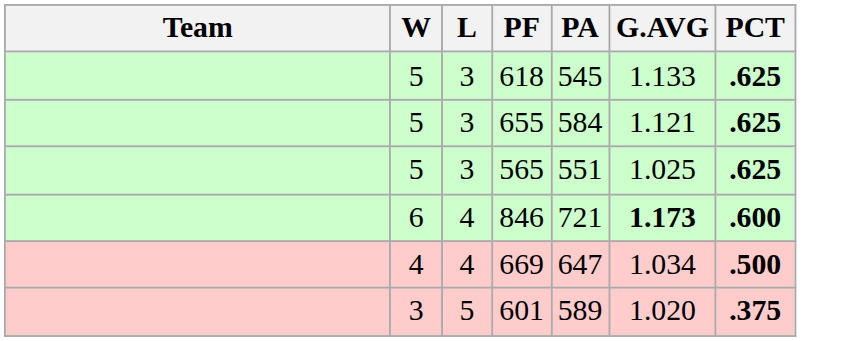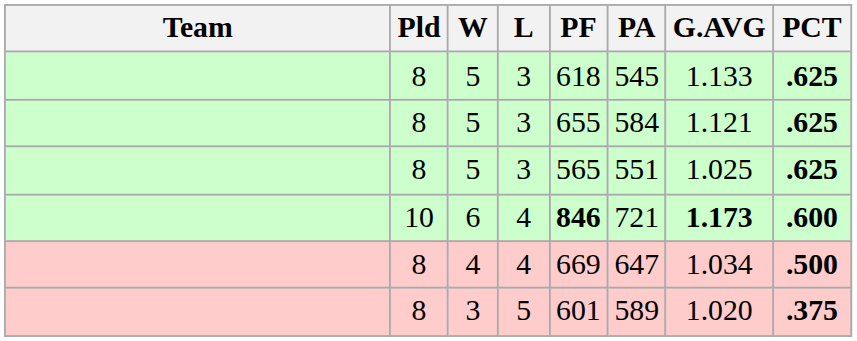+ column: (419, 28)
(522, 216) normal -> (578, 216) bold
